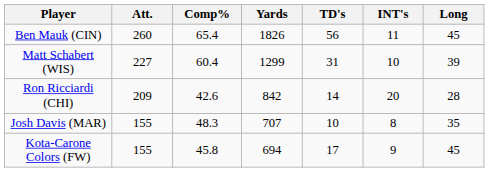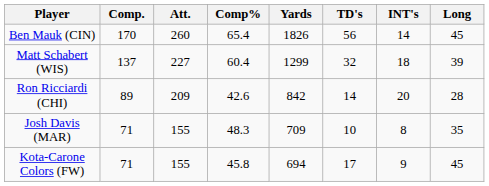+ column: (127, 14)
(393, 34) 11 -> (403, 34) 14
(332, 61) 31 -> (350, 61) 32
(393, 61) 10 -> (403, 61) 18
(272, 123) 707 -> (296, 130) 709
